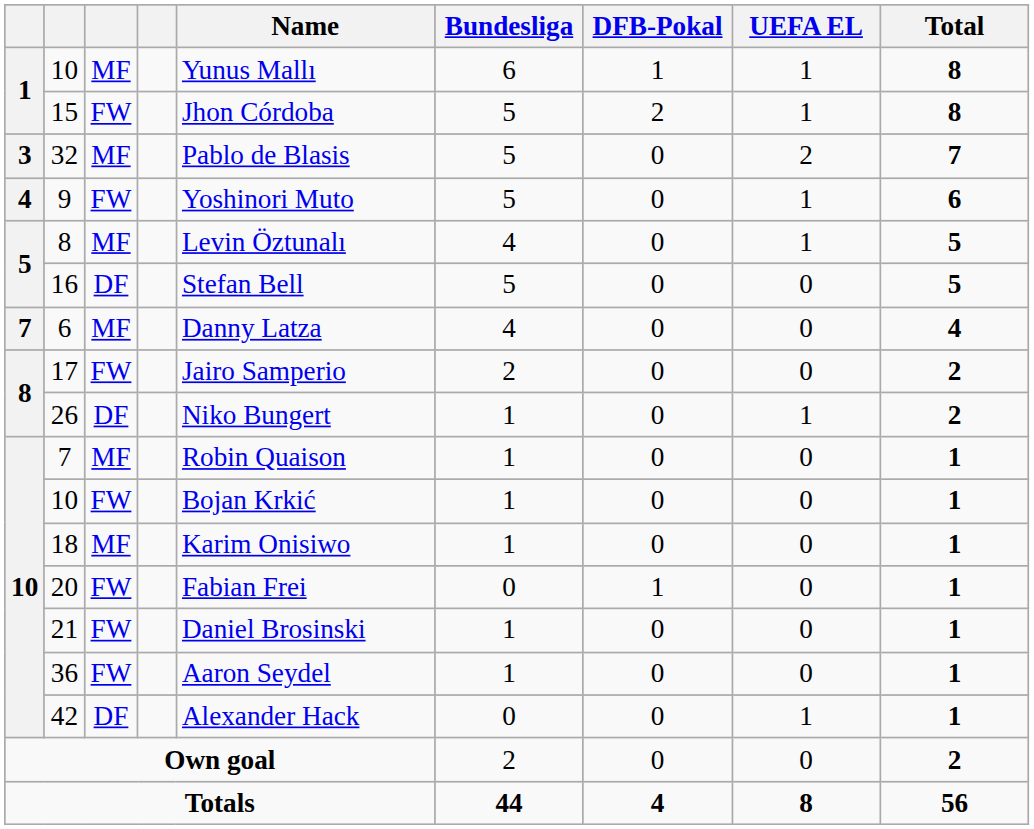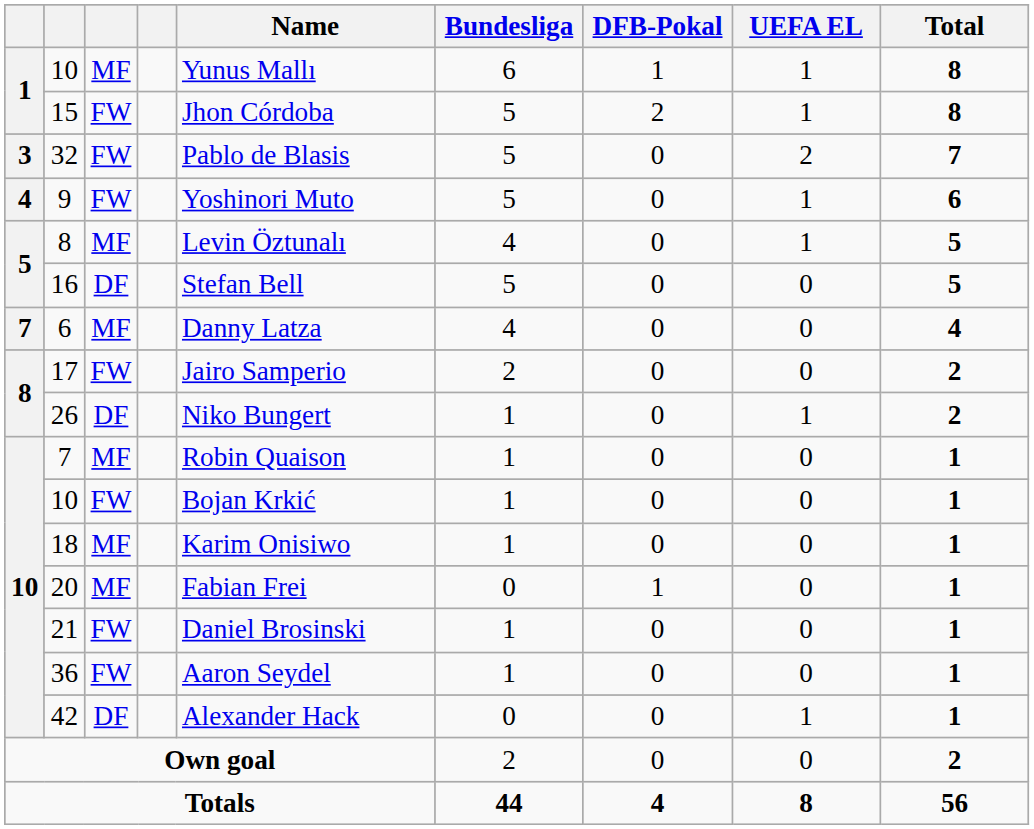(111, 155) MF -> (111, 155) FW
(111, 586) FW -> (111, 586) MF
